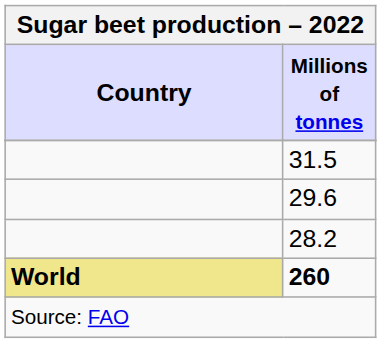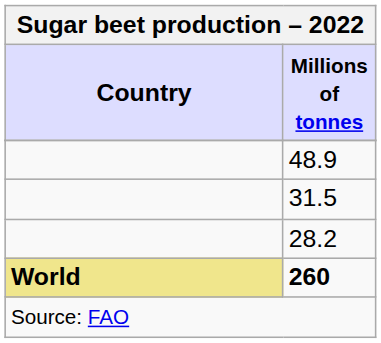+ row: (313, 159)
- row: (313, 198)
